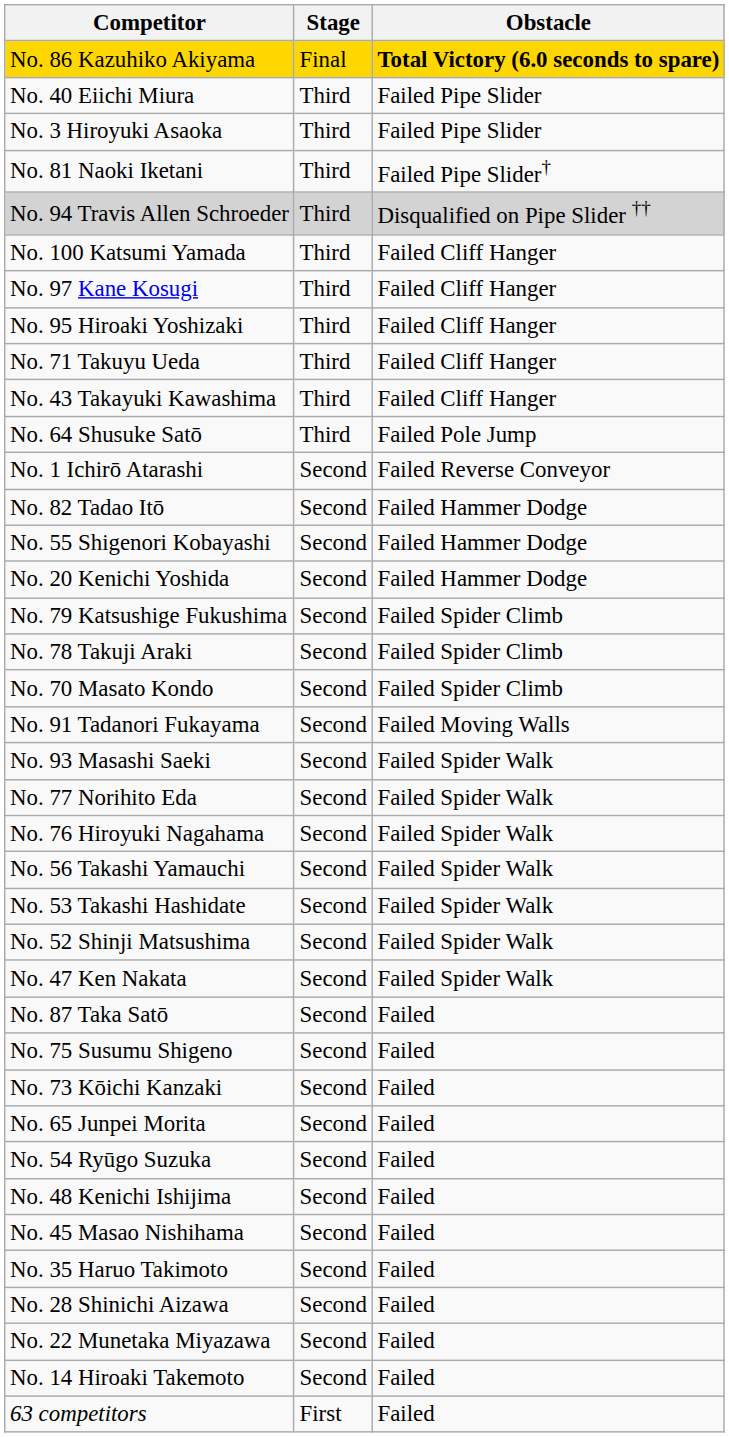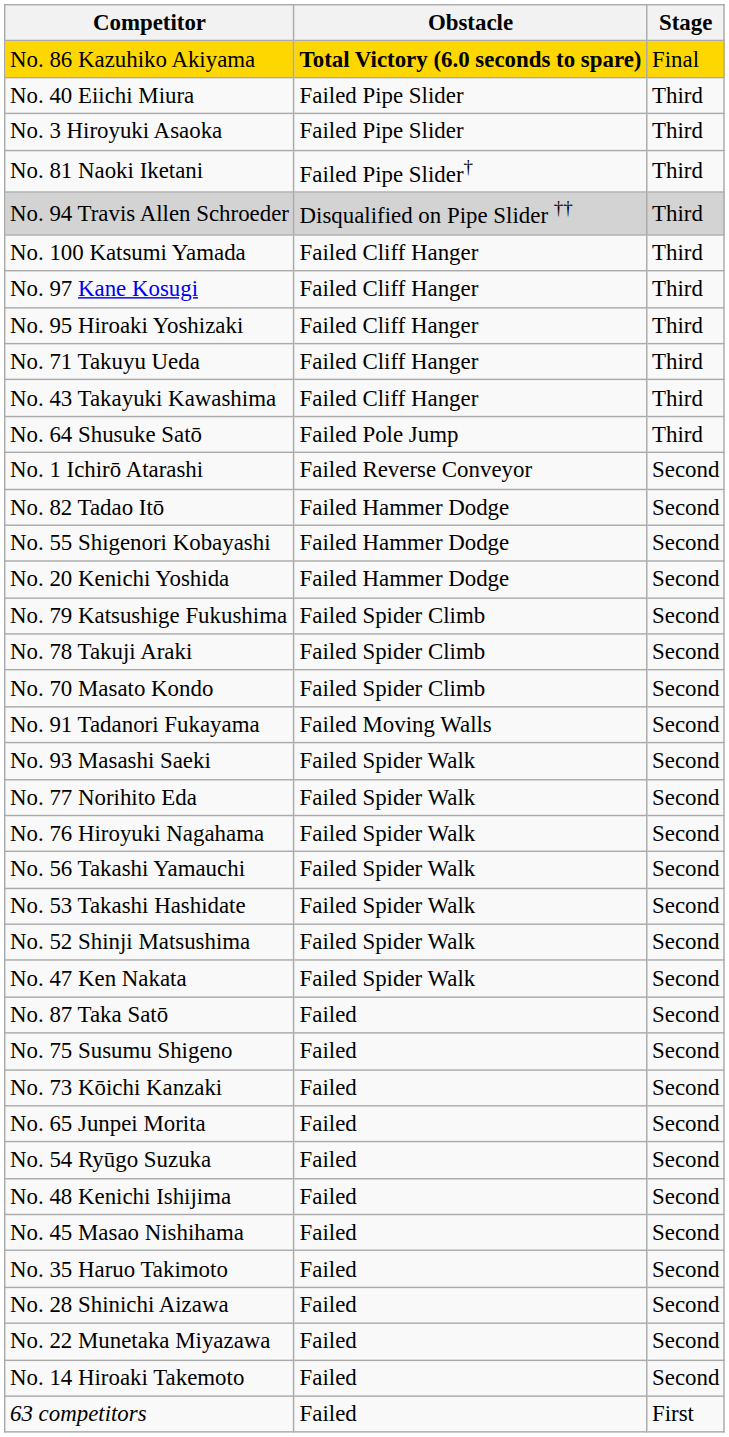columns swapped: (333, 22) <-> (548, 22)
